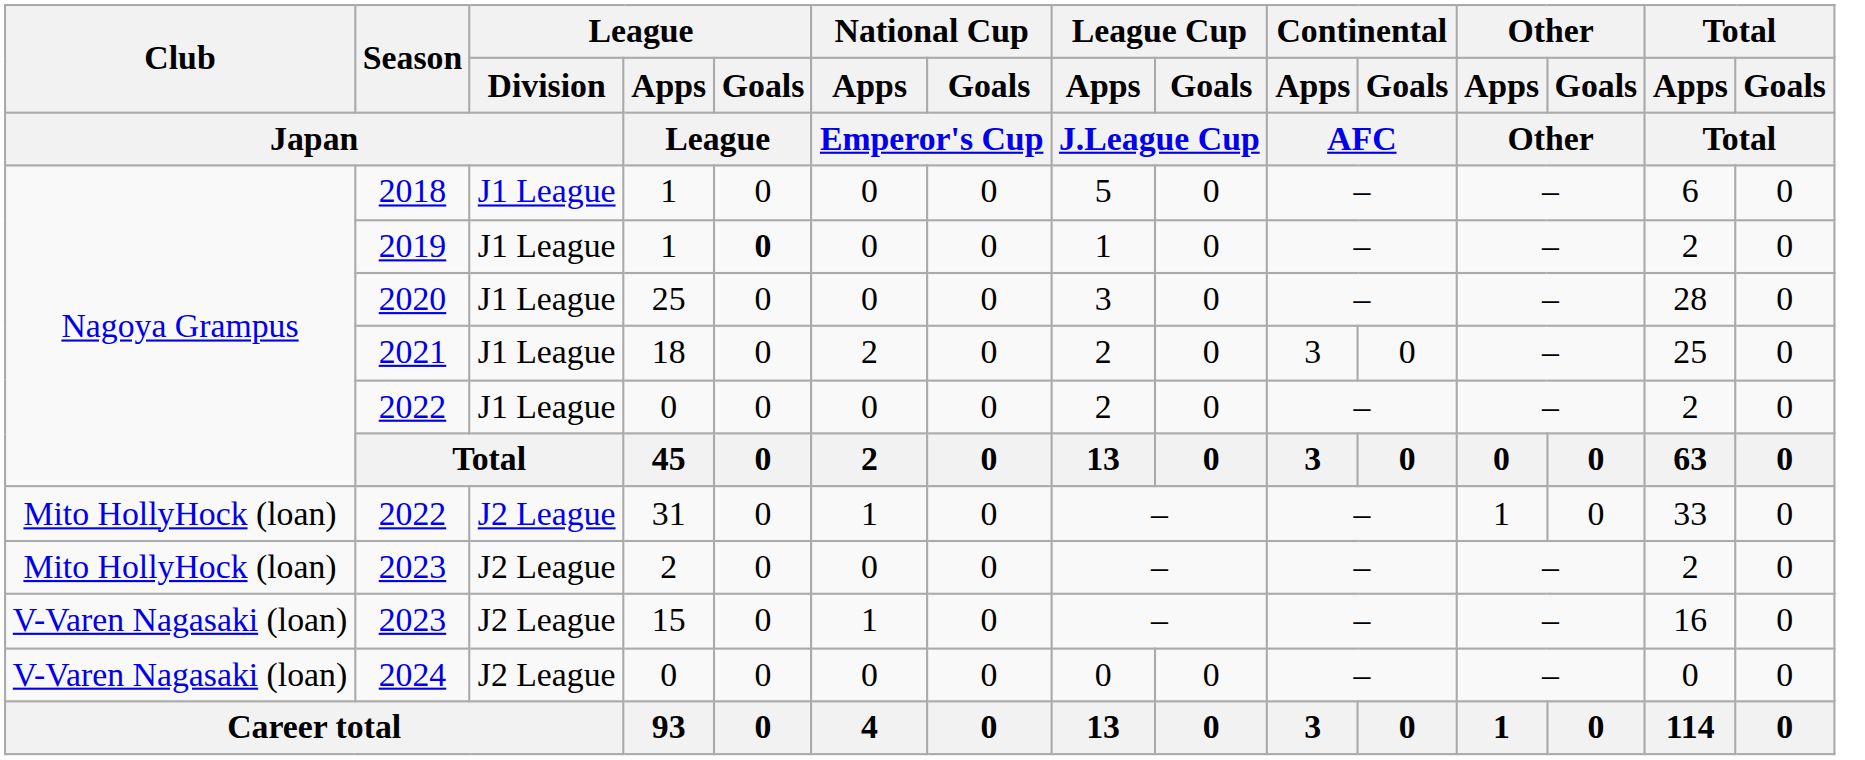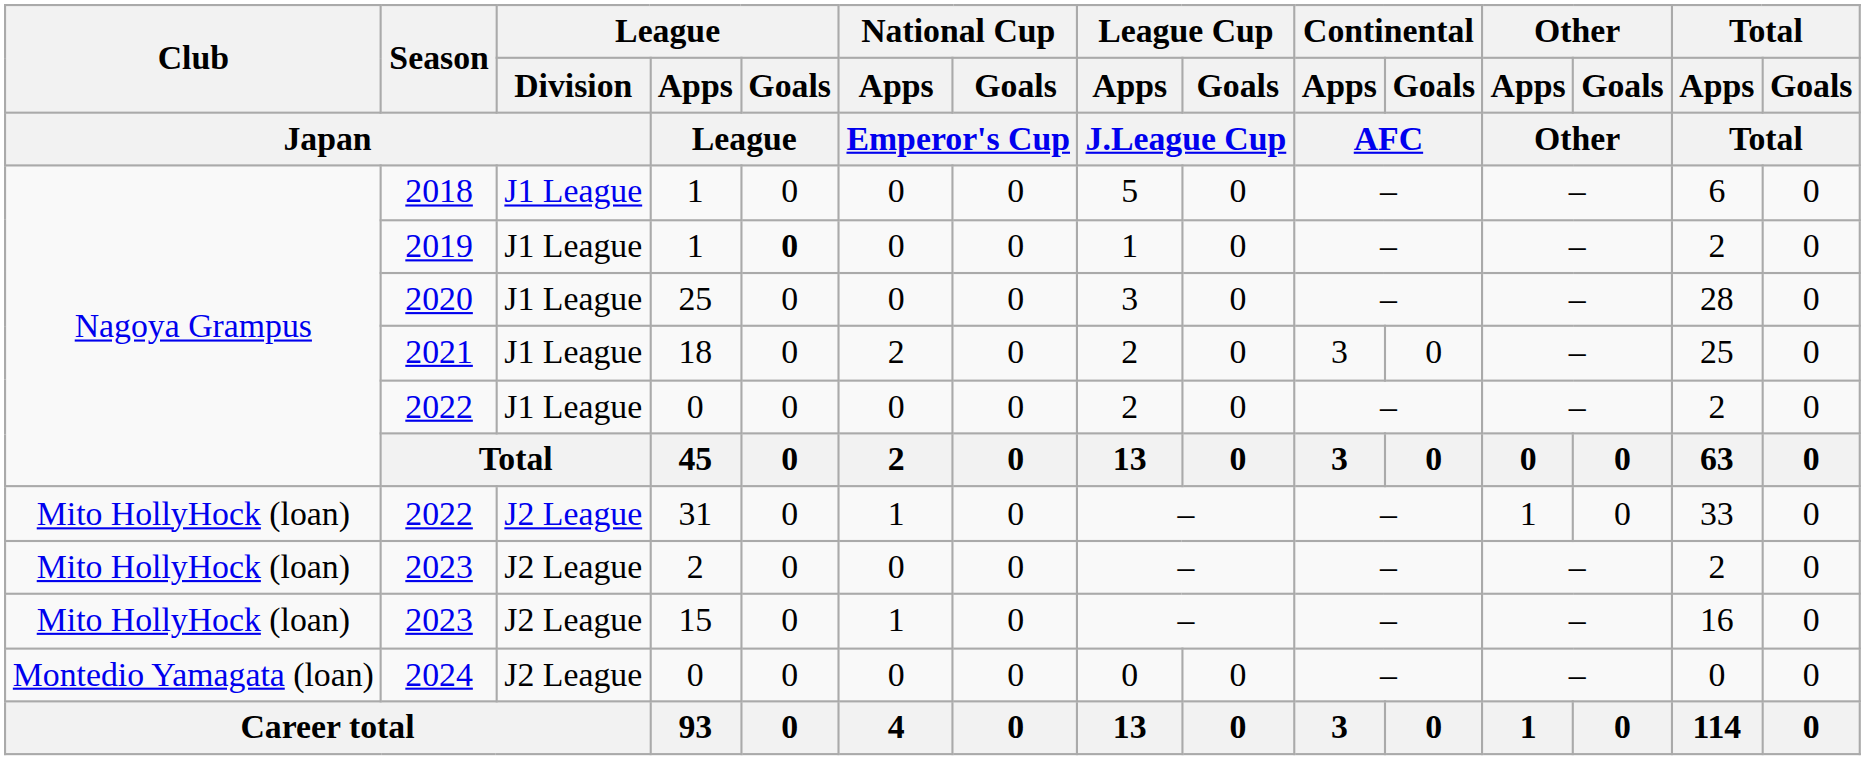(180, 620) V-Varen Nagasaki (loan) -> (193, 620) Mito HollyHock (loan)
(180, 673) V-Varen Nagasaki (loan) -> (193, 673) Montedio Yamagata (loan)
